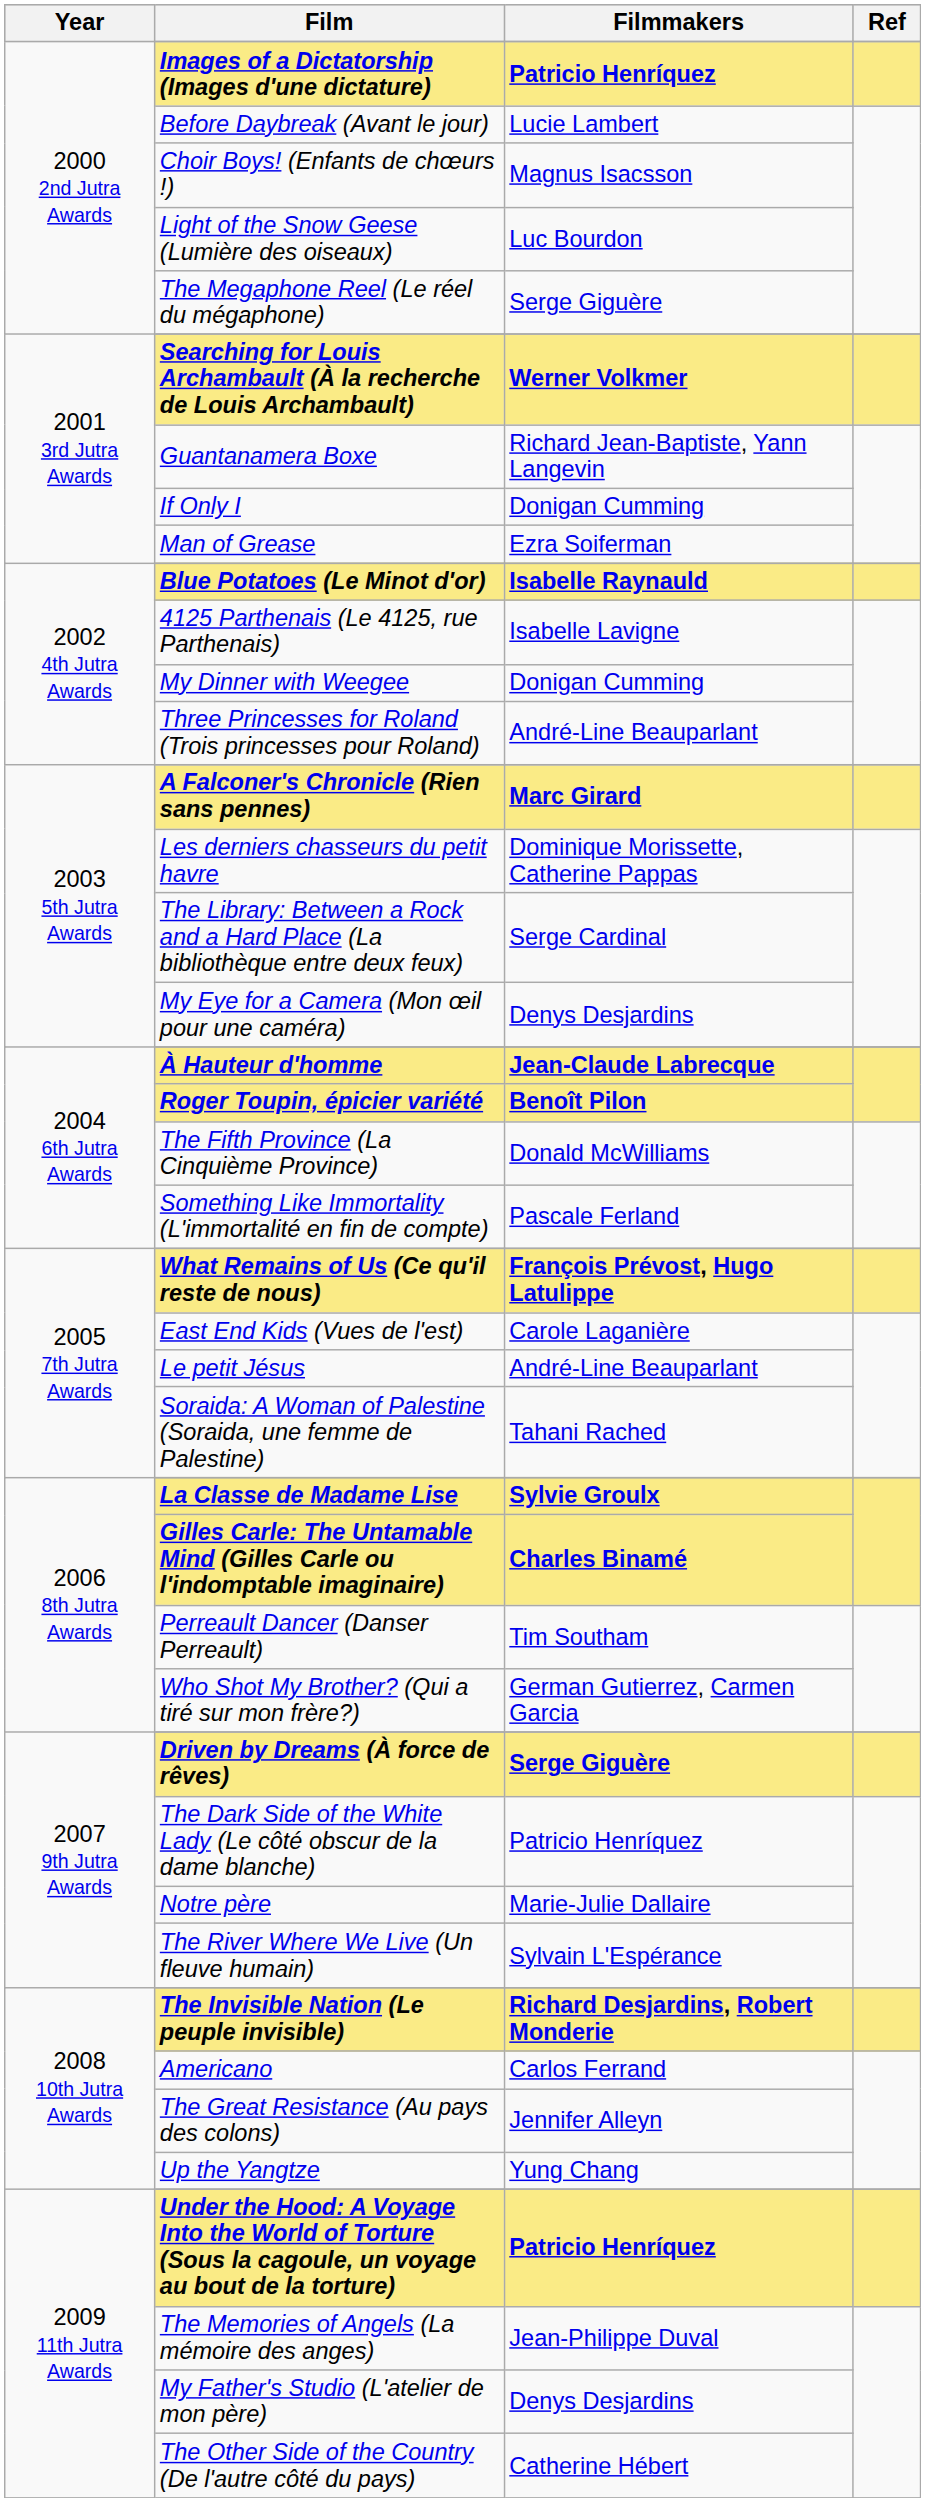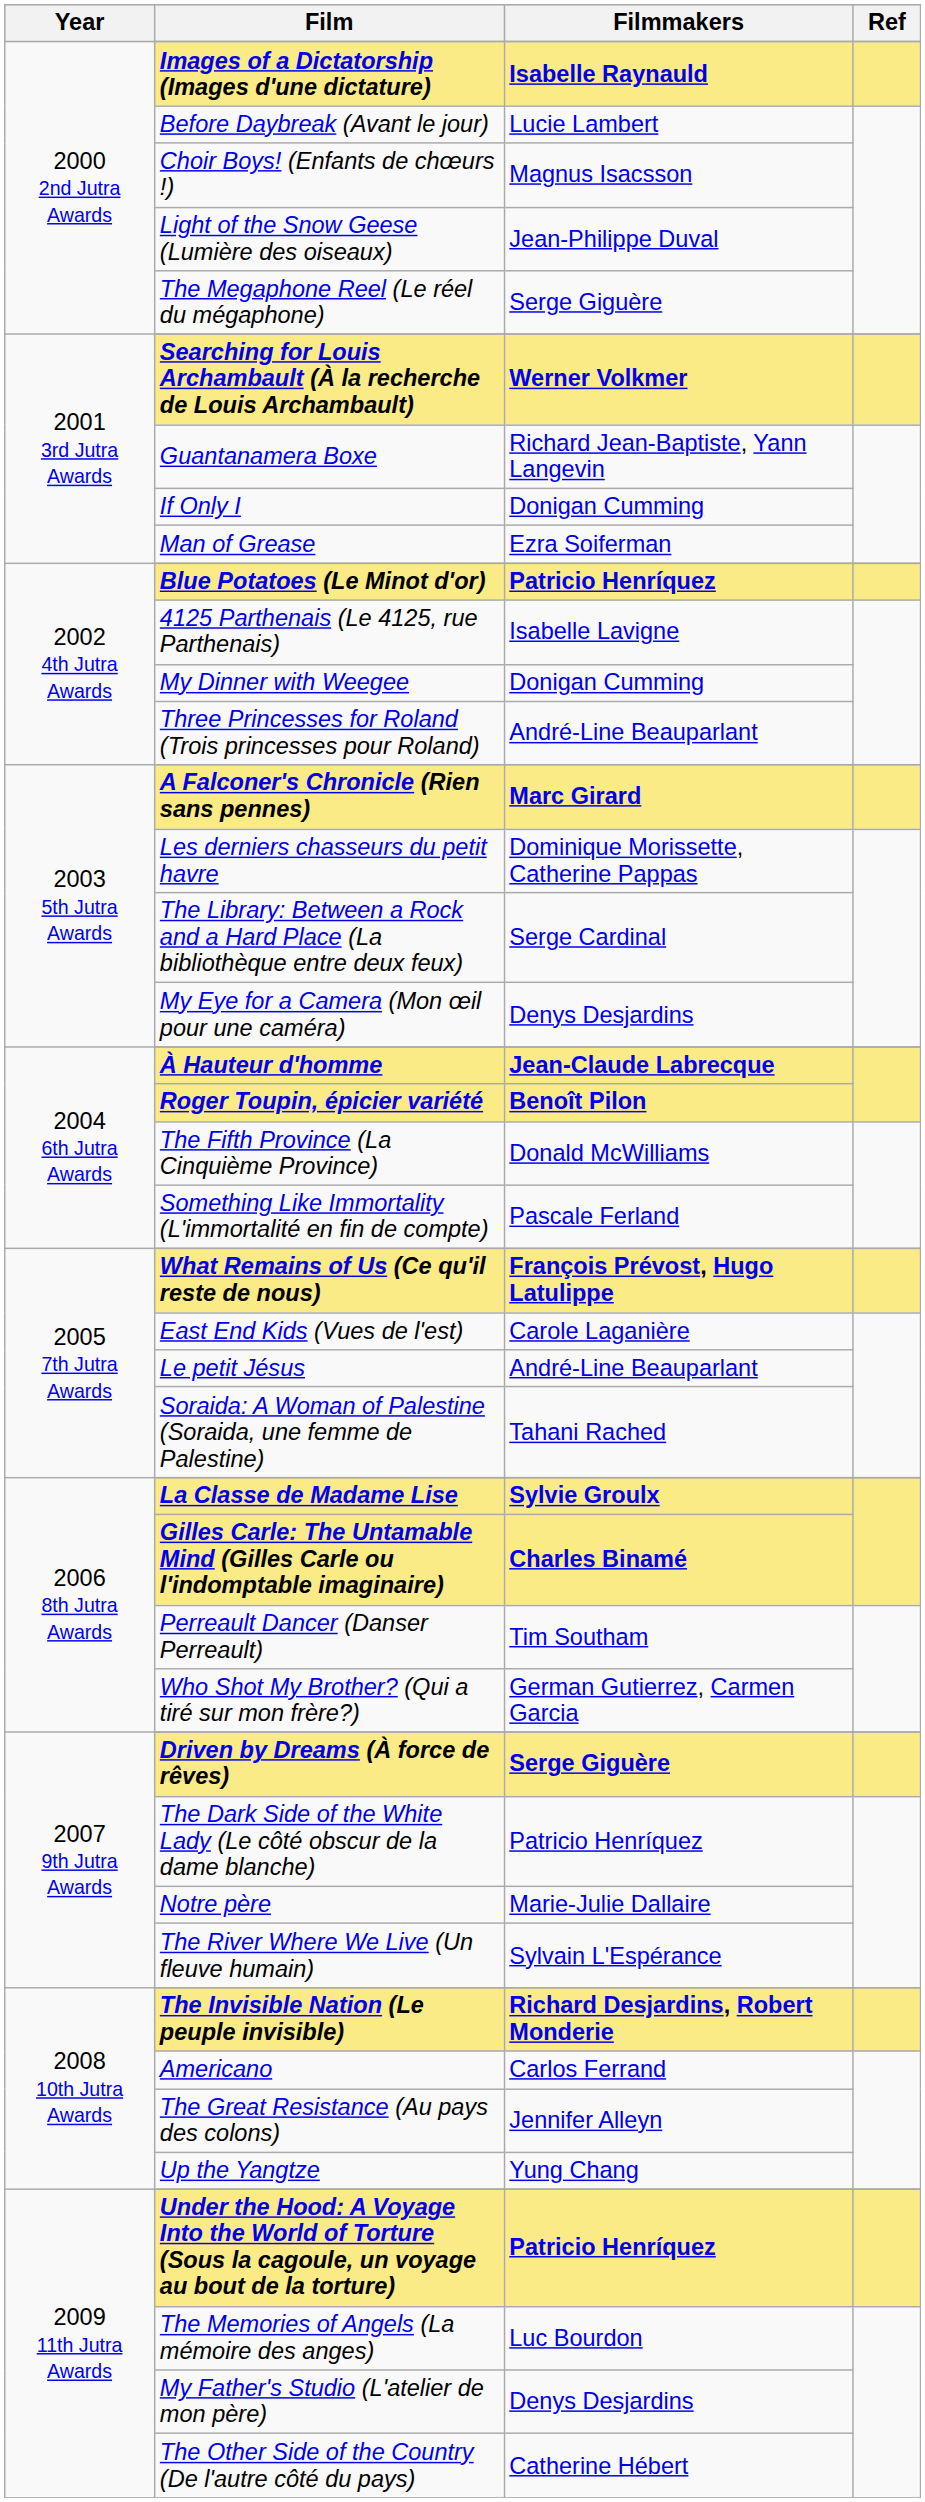(613, 73) Patricio Henríquez -> (609, 73) Isabelle Raynauld
(576, 238) Luc Bourdon -> (614, 238) Jean-Philippe Duval
(609, 581) Isabelle Raynauld -> (613, 581) Patricio Henríquez
(614, 2337) Jean-Philippe Duval -> (576, 2337) Luc Bourdon
